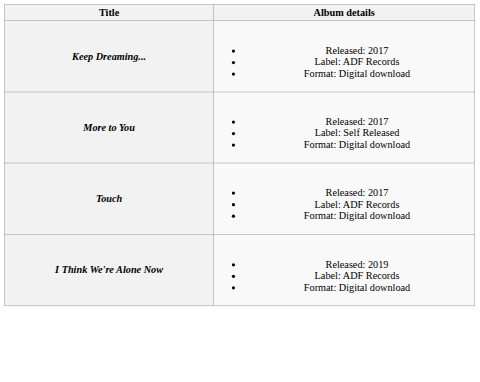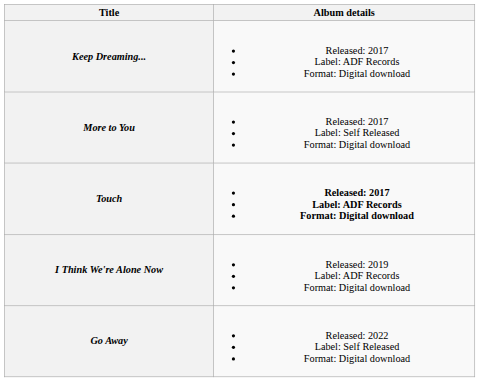(344, 205) normal -> (344, 205) bold
+ row: (109, 341)
